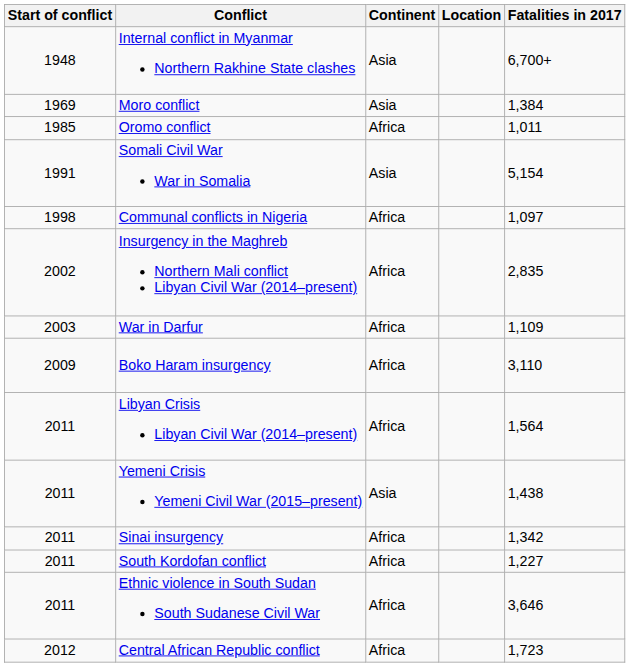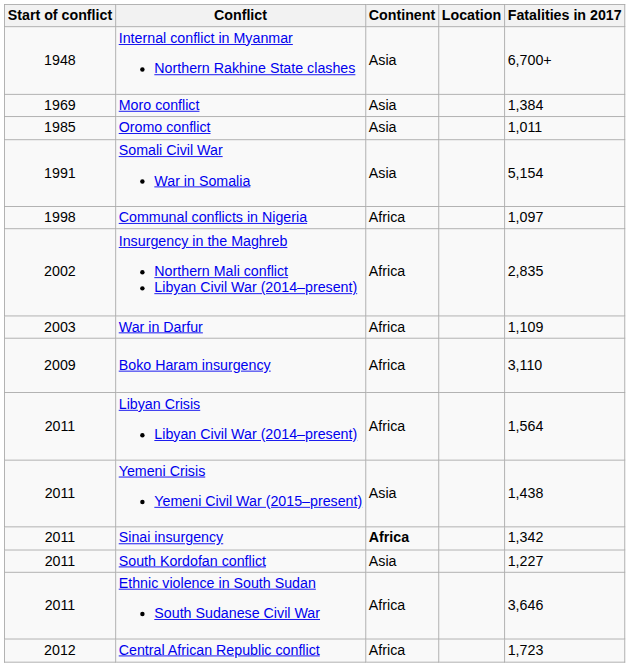(387, 128) Africa -> (383, 128) Asia
(387, 538) normal -> (389, 538) bold
(387, 560) Africa -> (383, 560) Asia
